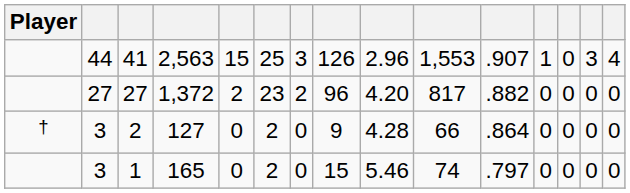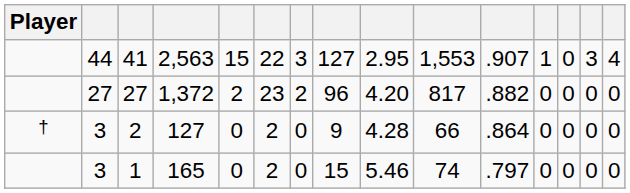(272, 57) 25 -> (272, 57) 22
(336, 57) 126 -> (336, 57) 127
(387, 57) 2.96 -> (387, 57) 2.95
